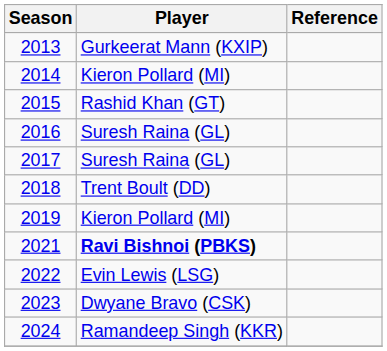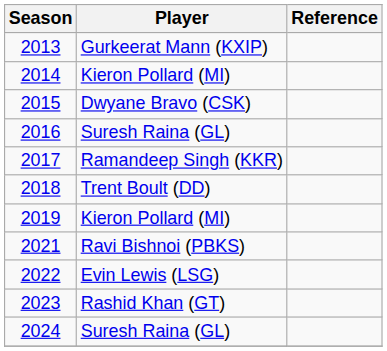(153, 103) Rashid Khan (GT) -> (166, 103) Dwyane Bravo (CSK)
(155, 160) Suresh Raina (GL) -> (182, 160) Ramandeep Singh (KKR)
(168, 246) bold -> (163, 246) normal
(166, 302) Dwyane Bravo (CSK) -> (153, 302) Rashid Khan (GT)
(182, 331) Ramandeep Singh (KKR) -> (155, 331) Suresh Raina (GL)
